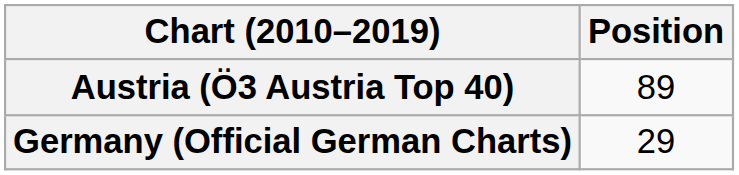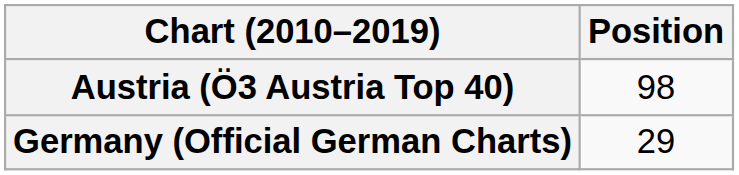(656, 86) 89 -> (656, 86) 98
